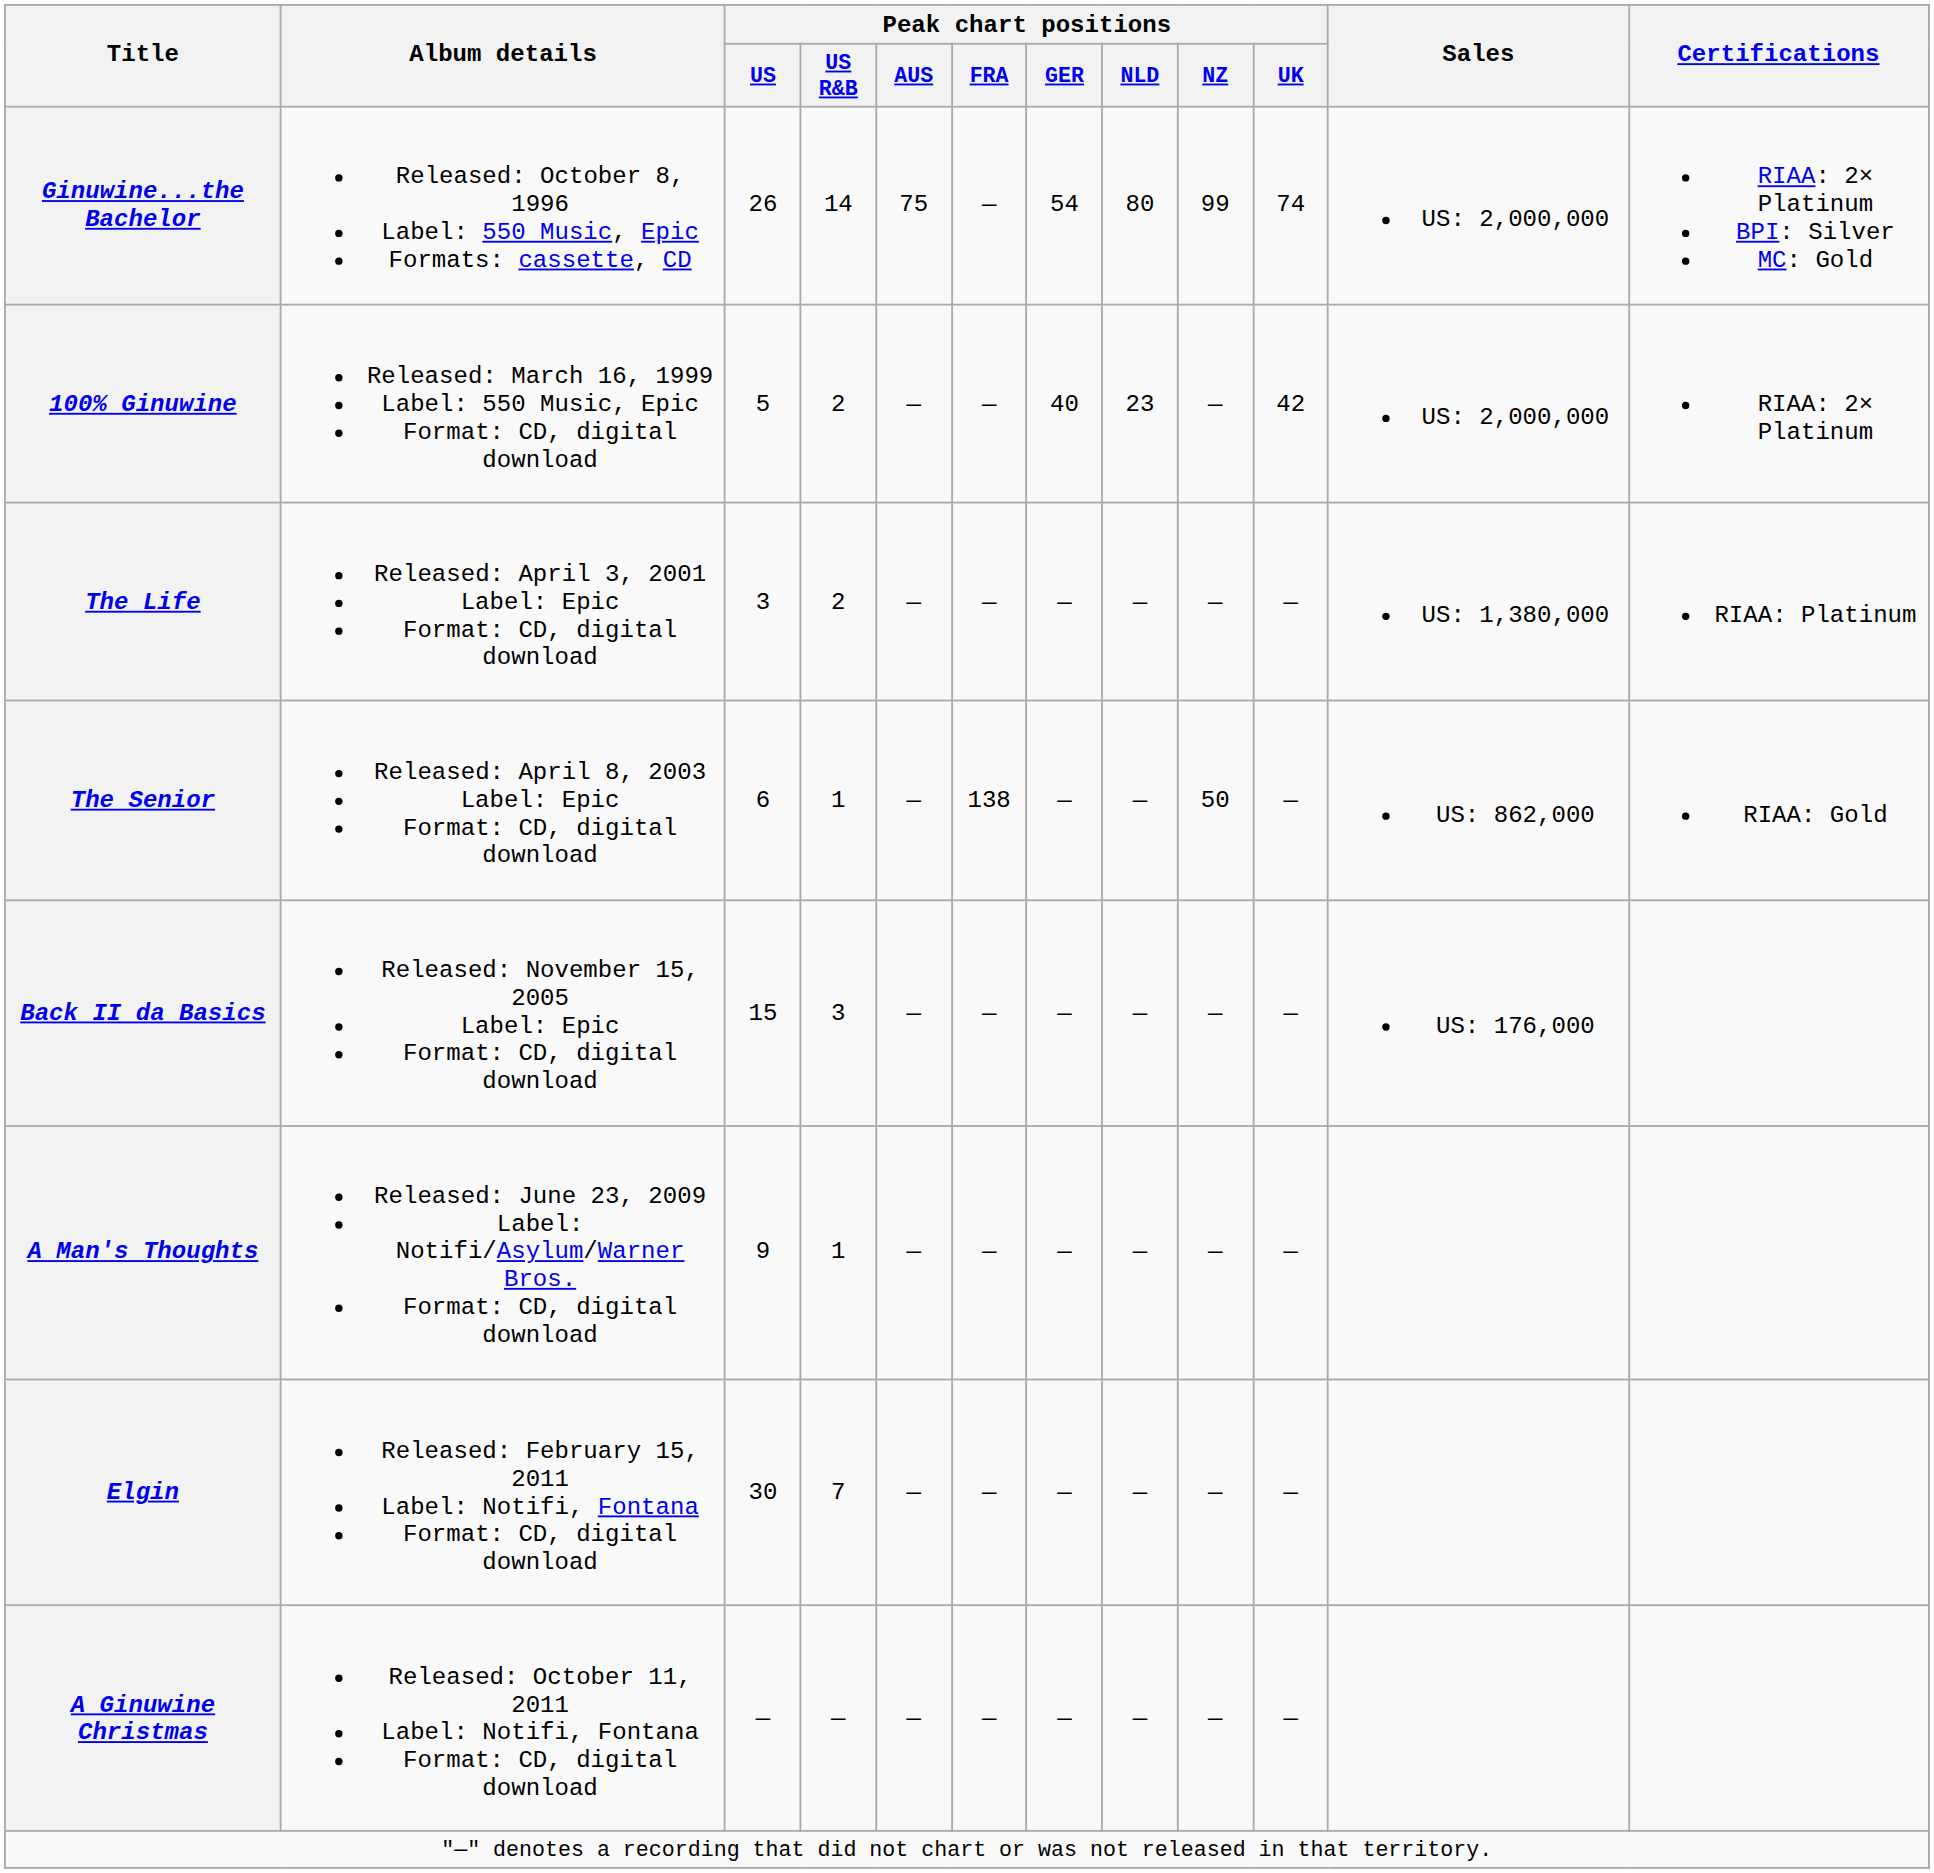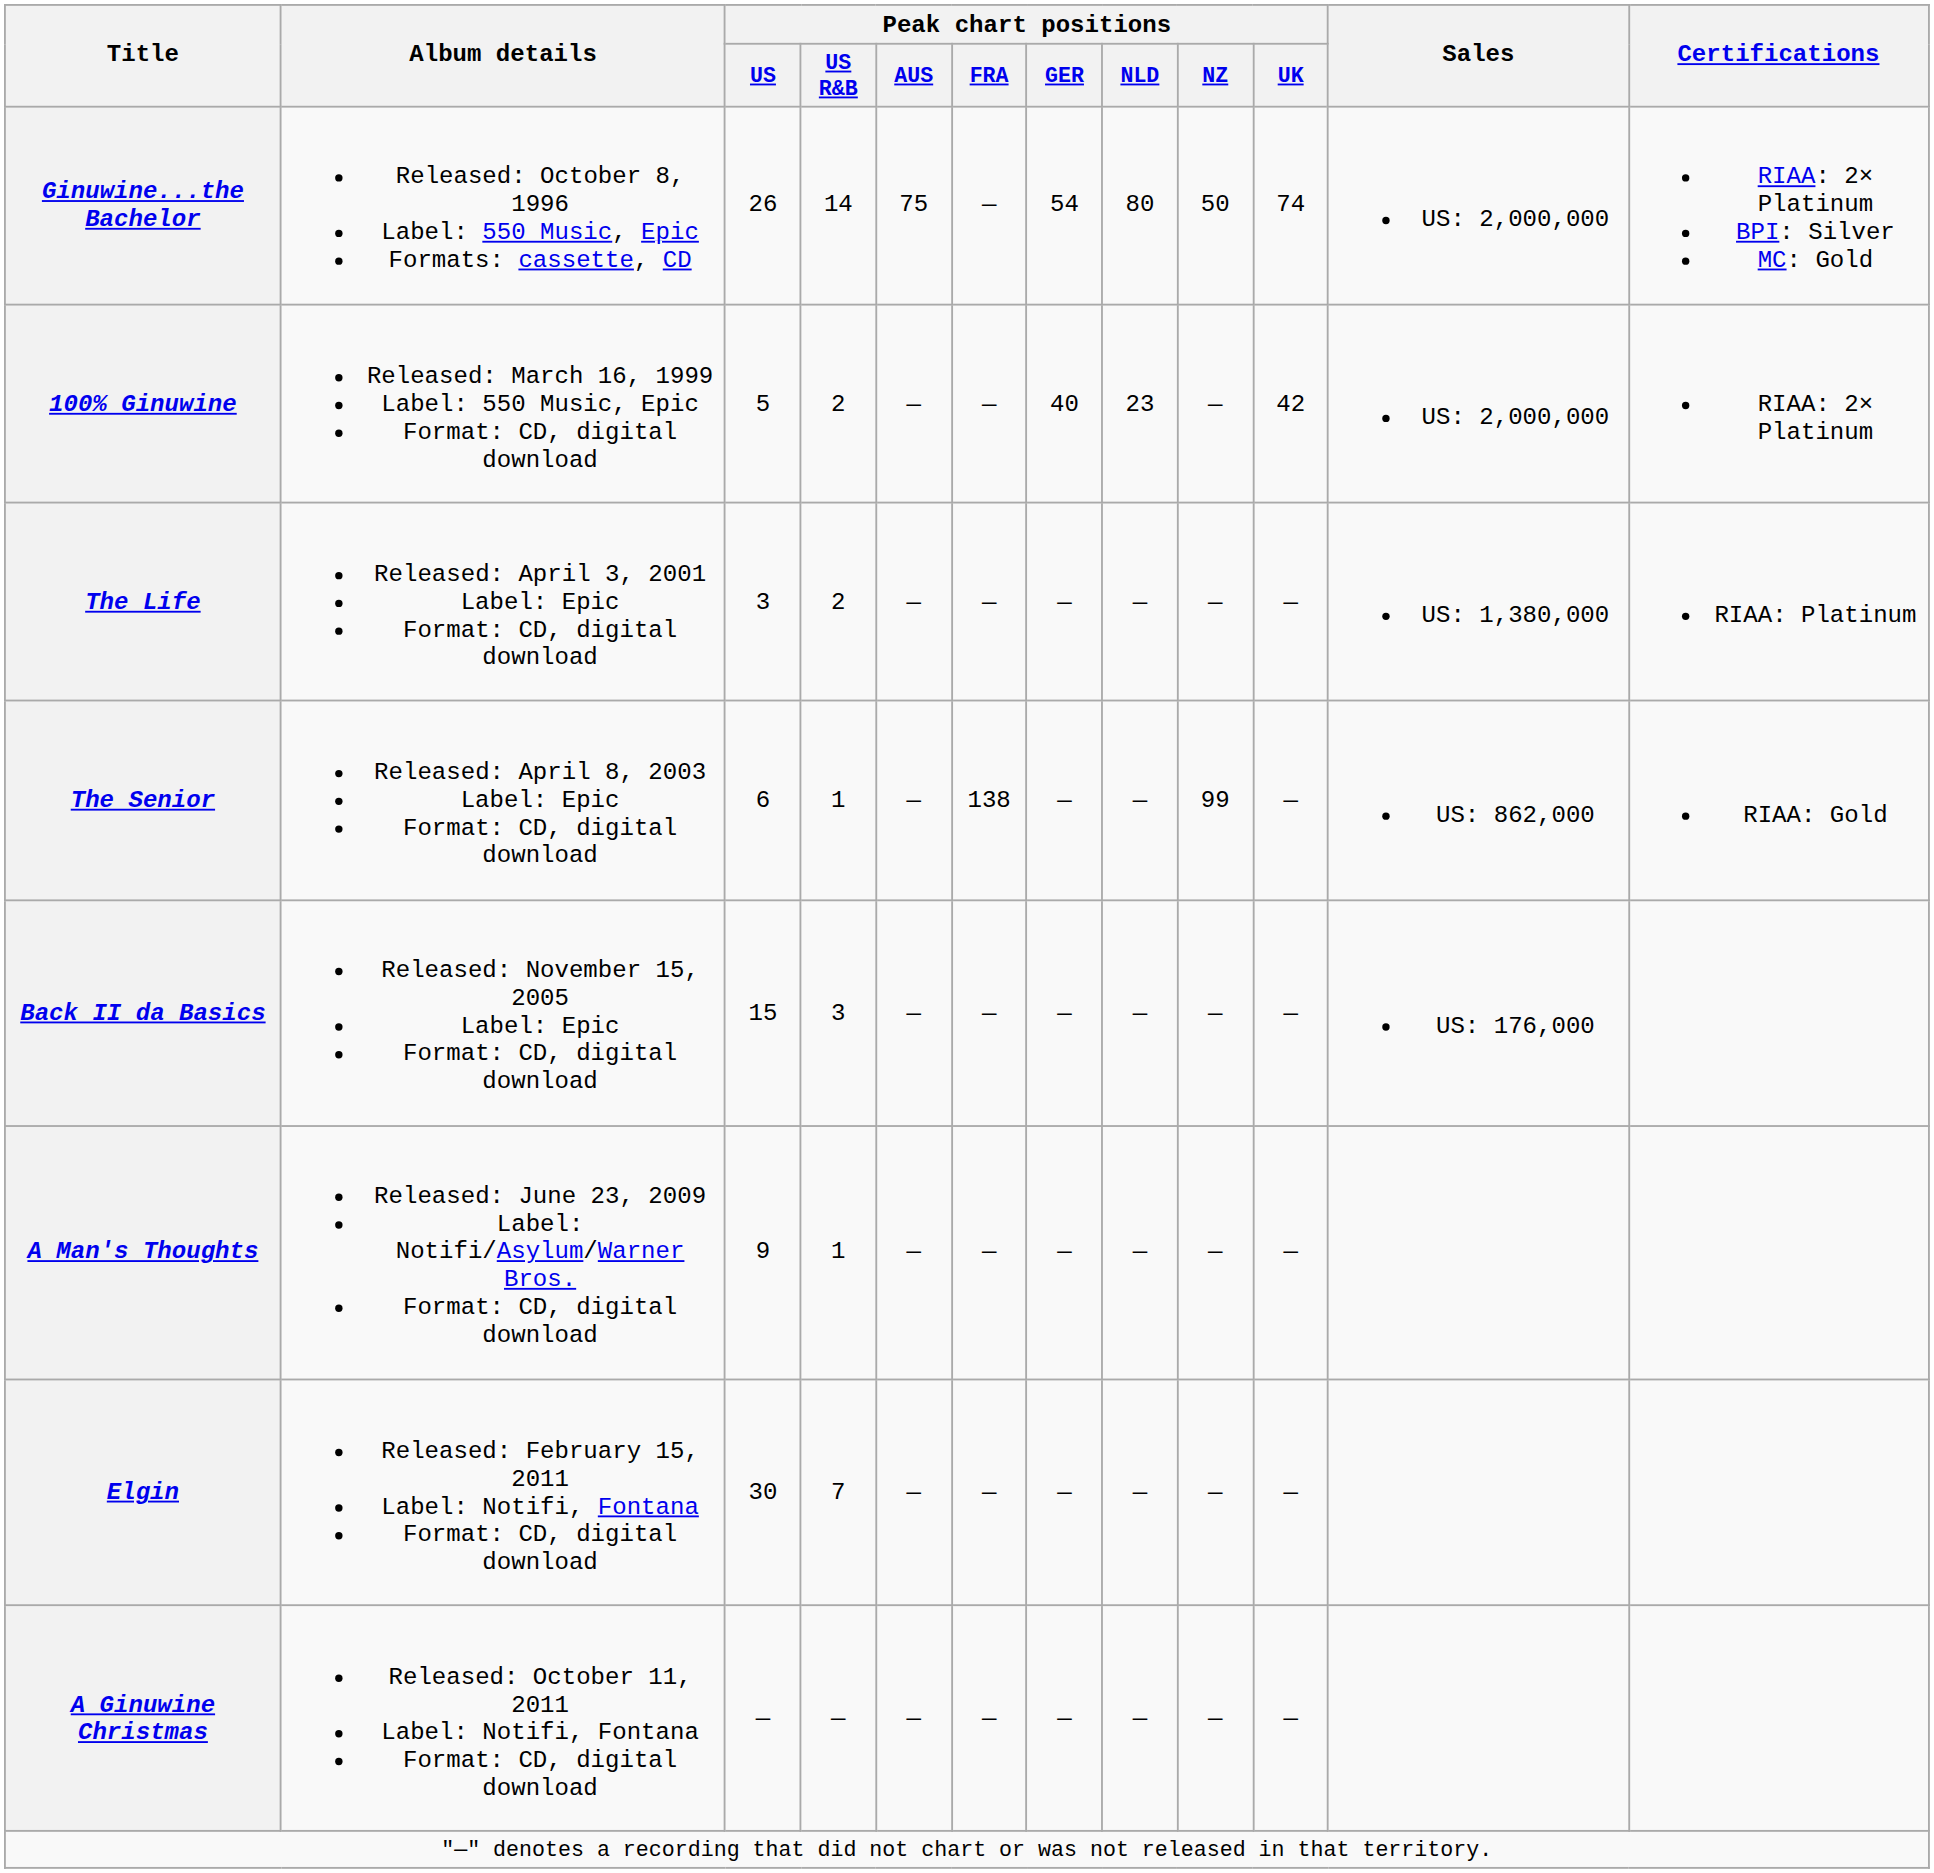(1215, 206) 99 -> (1215, 206) 50
(1215, 800) 50 -> (1215, 800) 99
